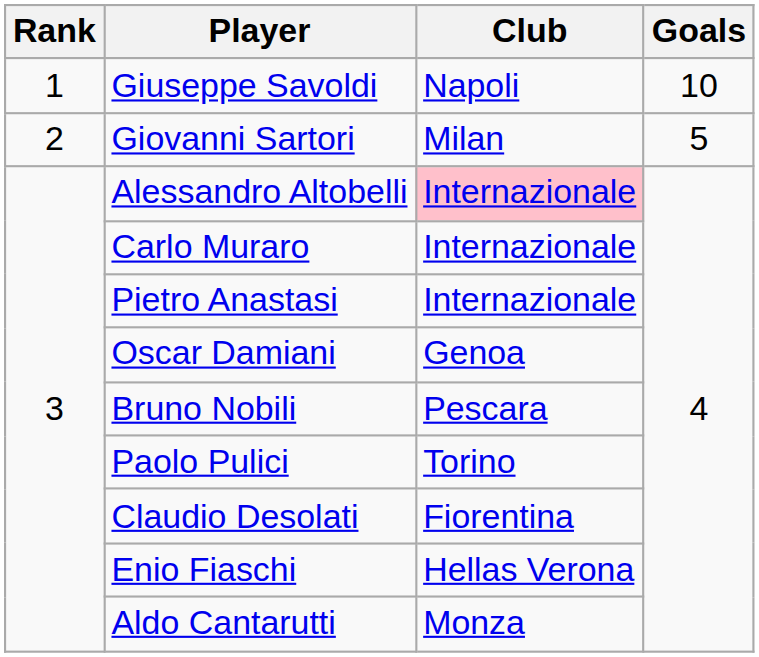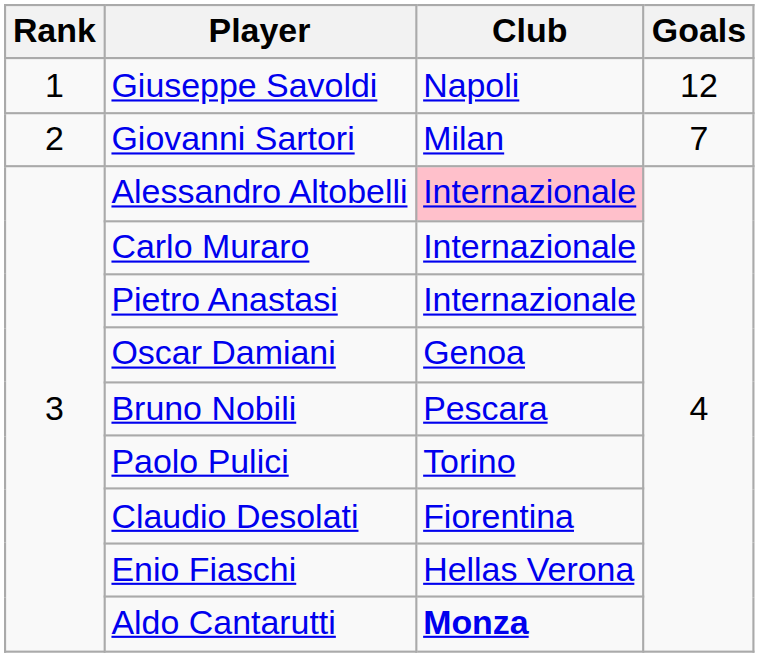(699, 85) 10 -> (699, 85) 12
(699, 138) 5 -> (699, 138) 7
(474, 623) normal -> (476, 623) bold
